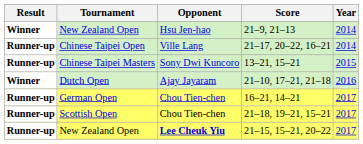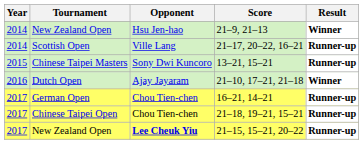columns swapped: (346, 13) <-> (31, 13)
(102, 47) Chinese Taipei Open -> (61, 47) Scottish Open
(88, 114) Scottish Open -> (75, 114) Chinese Taipei Open
